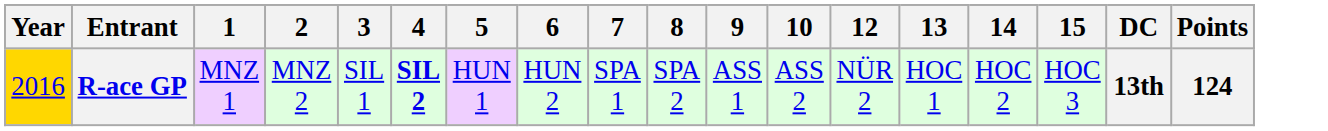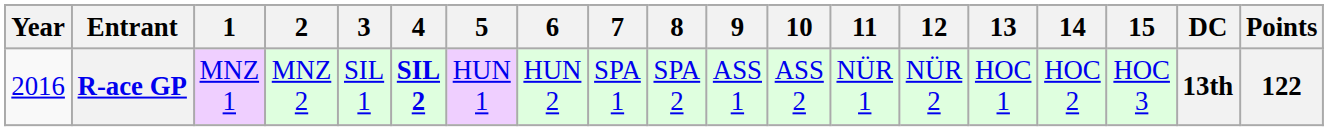+ column: (865, 26)
(38, 86) gold background -> (38, 86) no background
(1212, 86) 124 -> (1282, 86) 122
